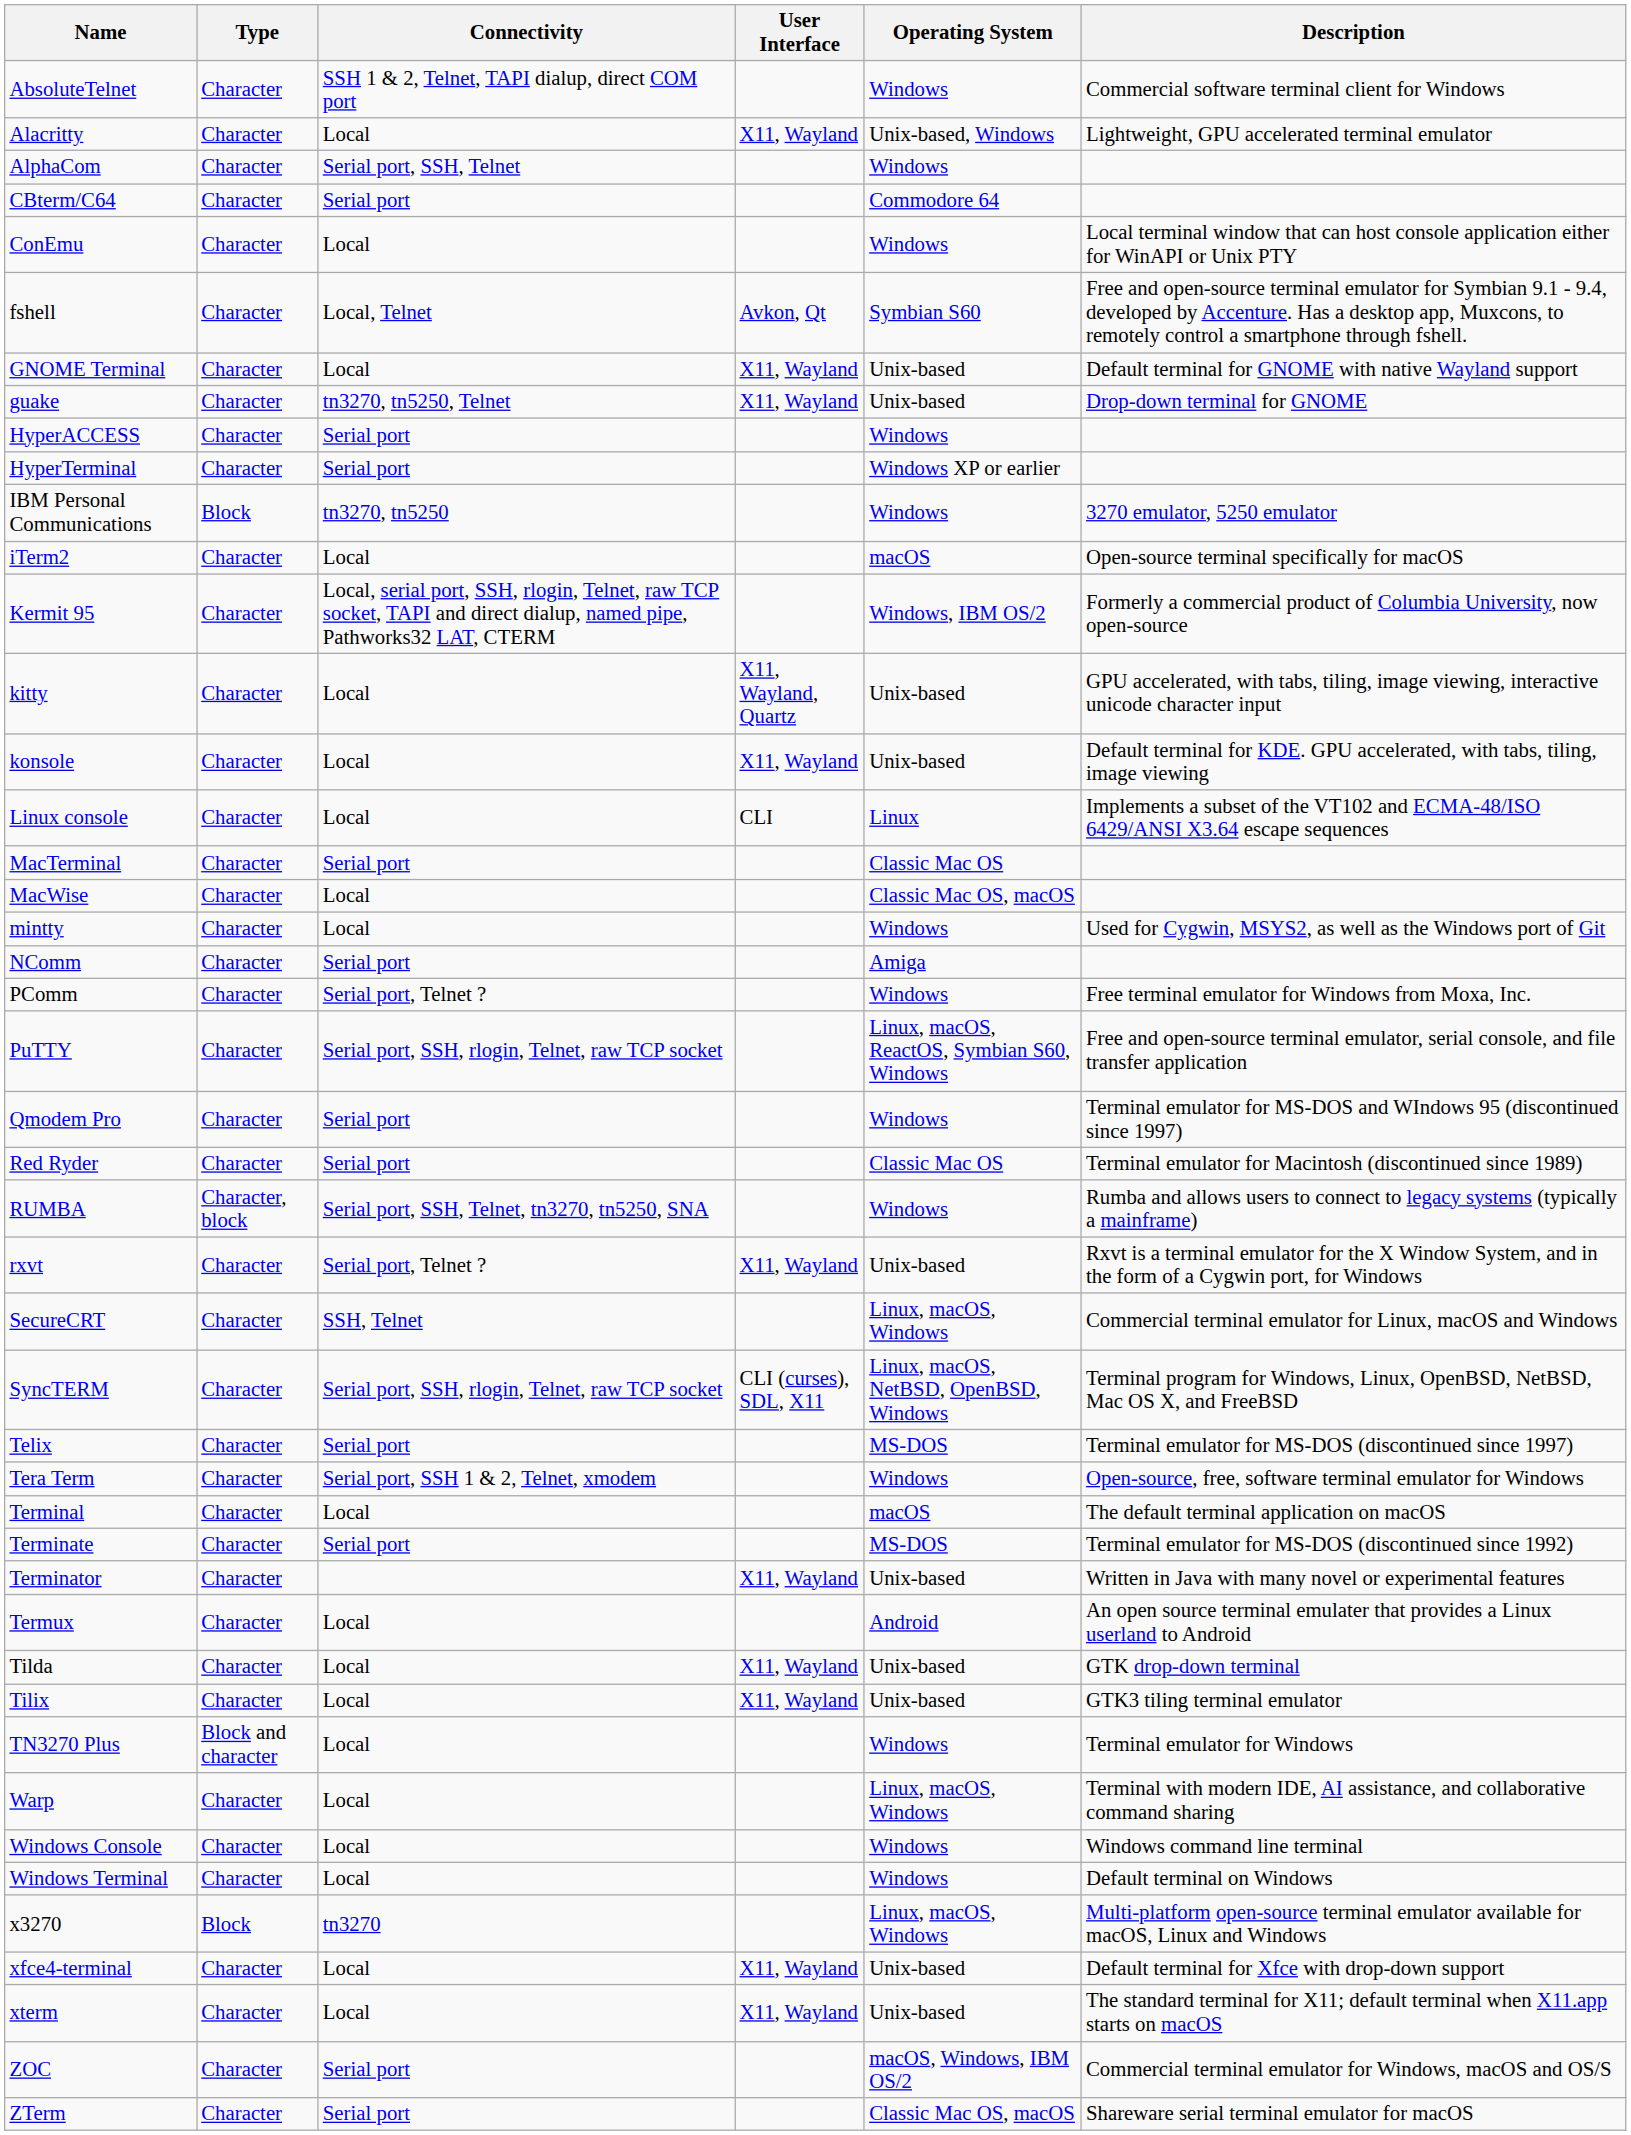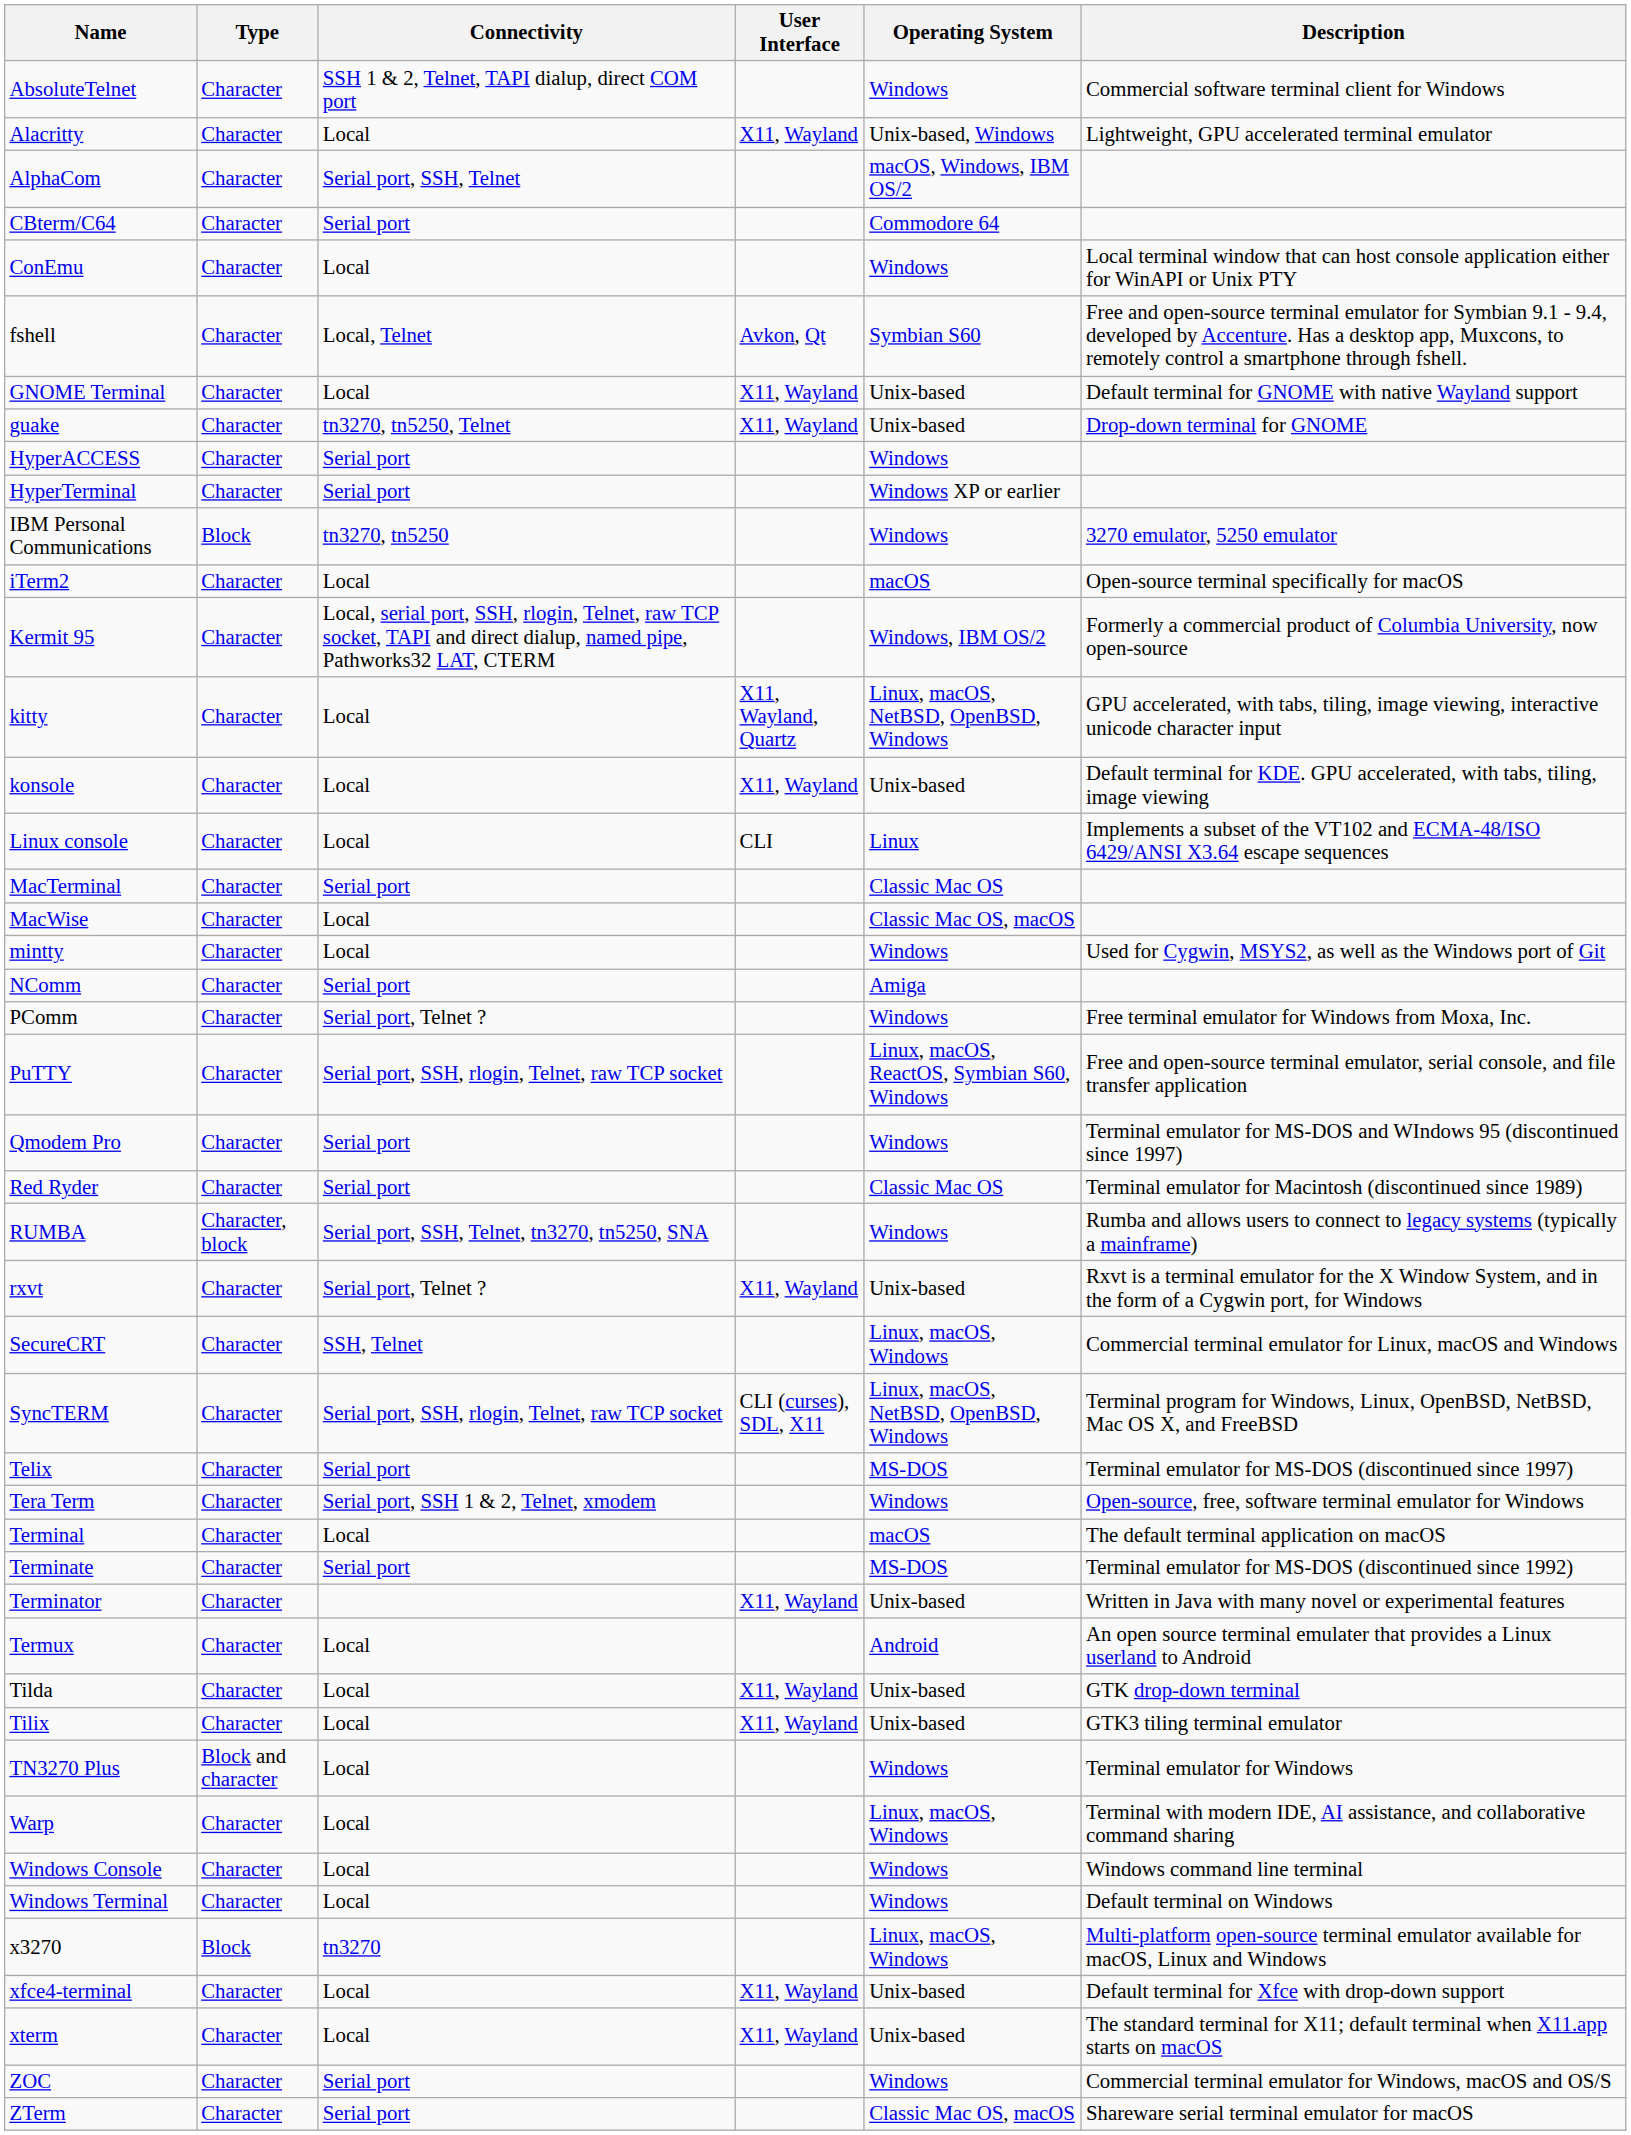(909, 166) Windows -> (969, 178) macOS, Windows, IBM OS/2
(917, 693) Unix-based -> (955, 716) Linux, macOS, NetBSD, OpenBSD, Windows
(969, 2069) macOS, Windows, IBM OS/2 -> (909, 2080) Windows
